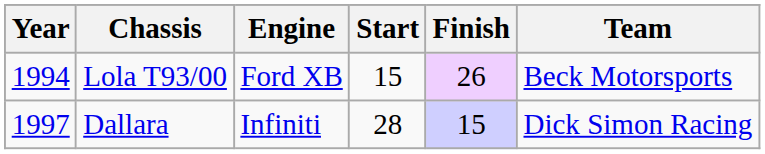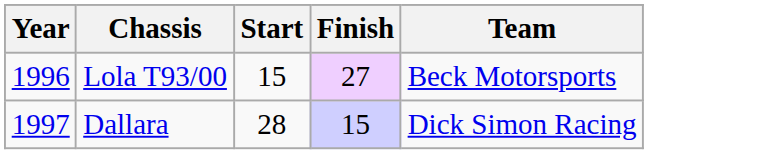- column: (292, 28)
(41, 76) 1994 -> (41, 76) 1996
(471, 76) 26 -> (355, 76) 27
